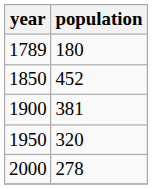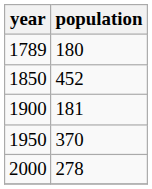(70, 109) 381 -> (70, 109) 181
(70, 139) 320 -> (70, 139) 370
